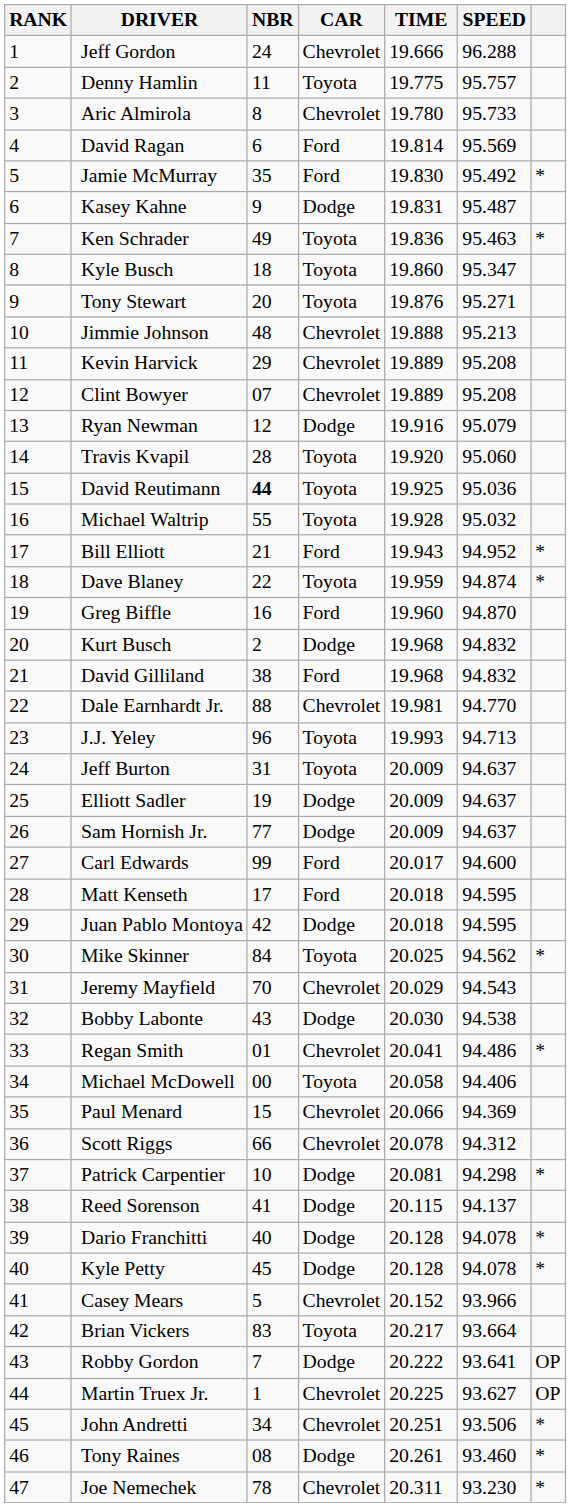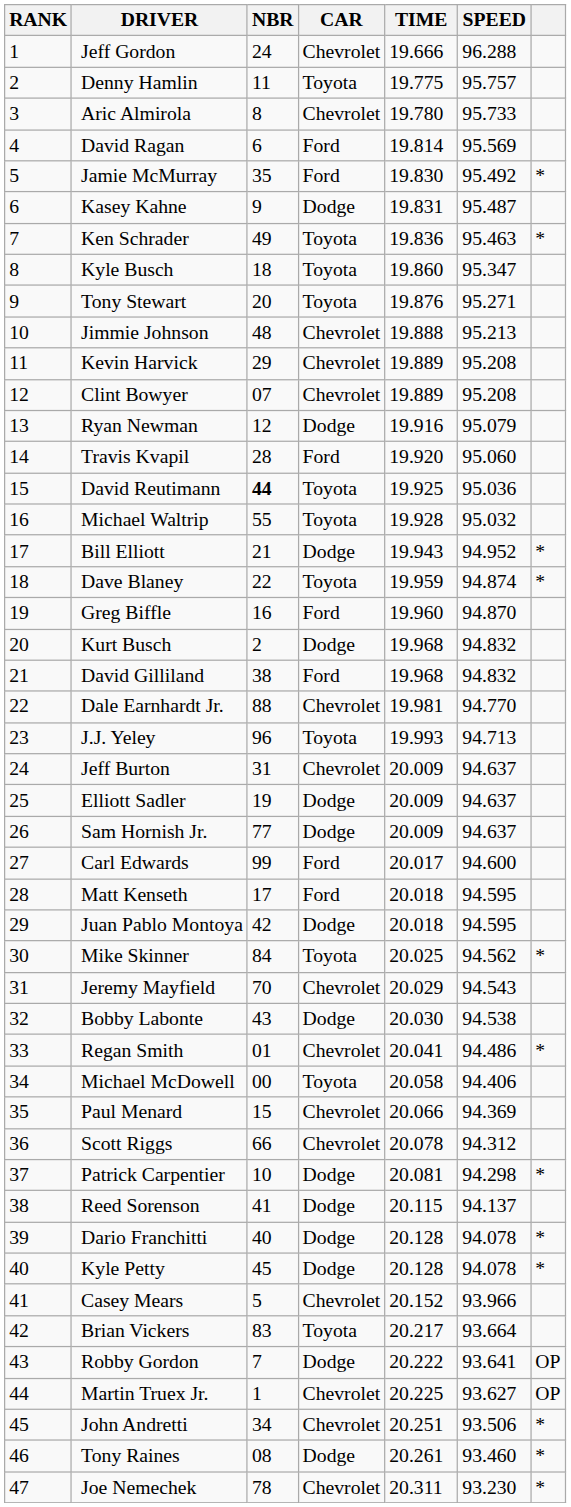(330, 457) Toyota -> (321, 457) Ford
(321, 550) Ford -> (329, 550) Dodge
(330, 769) Toyota -> (341, 769) Chevrolet
